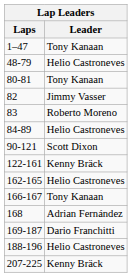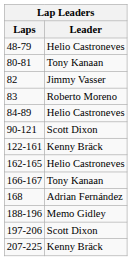- row: (17, 46)
- row: (24, 230)
(86, 247) Helio Castroneves -> (76, 213) Memo Gidley
+ row: (24, 230)
